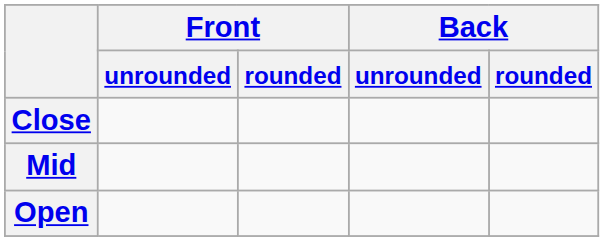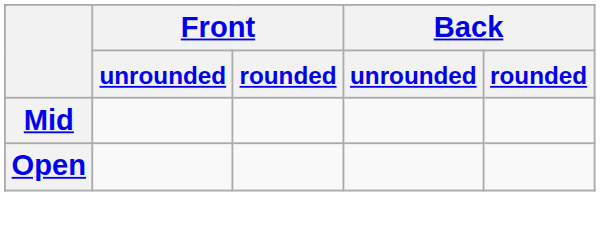- row: (51, 119)
